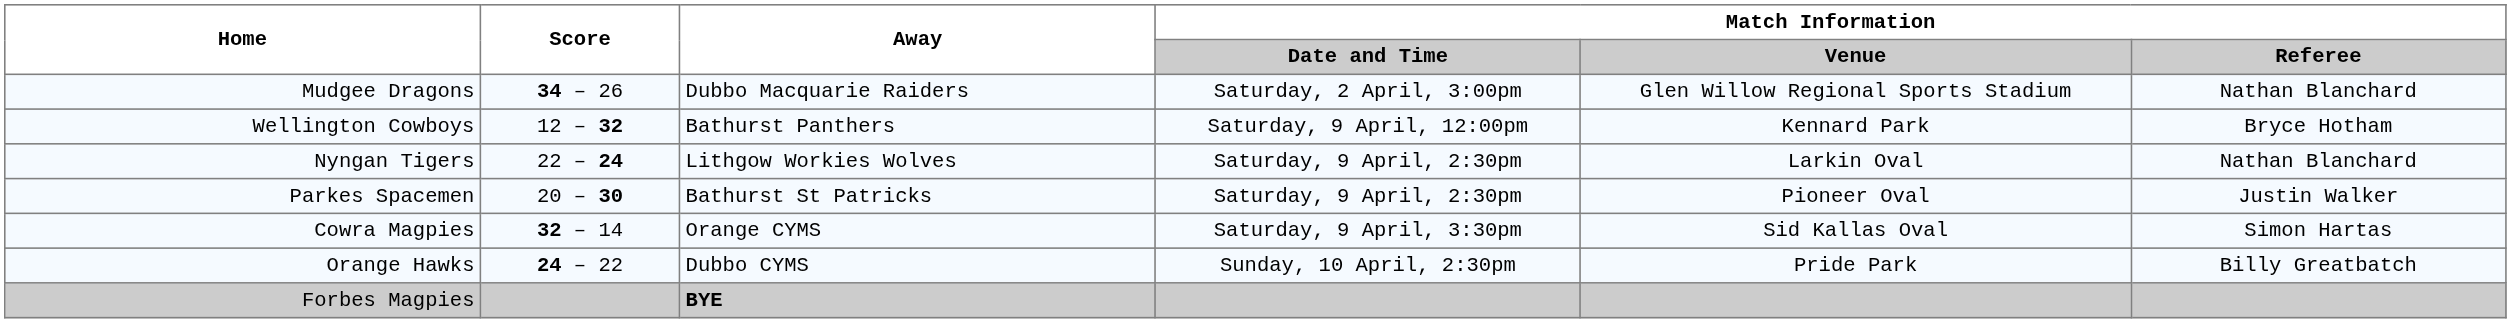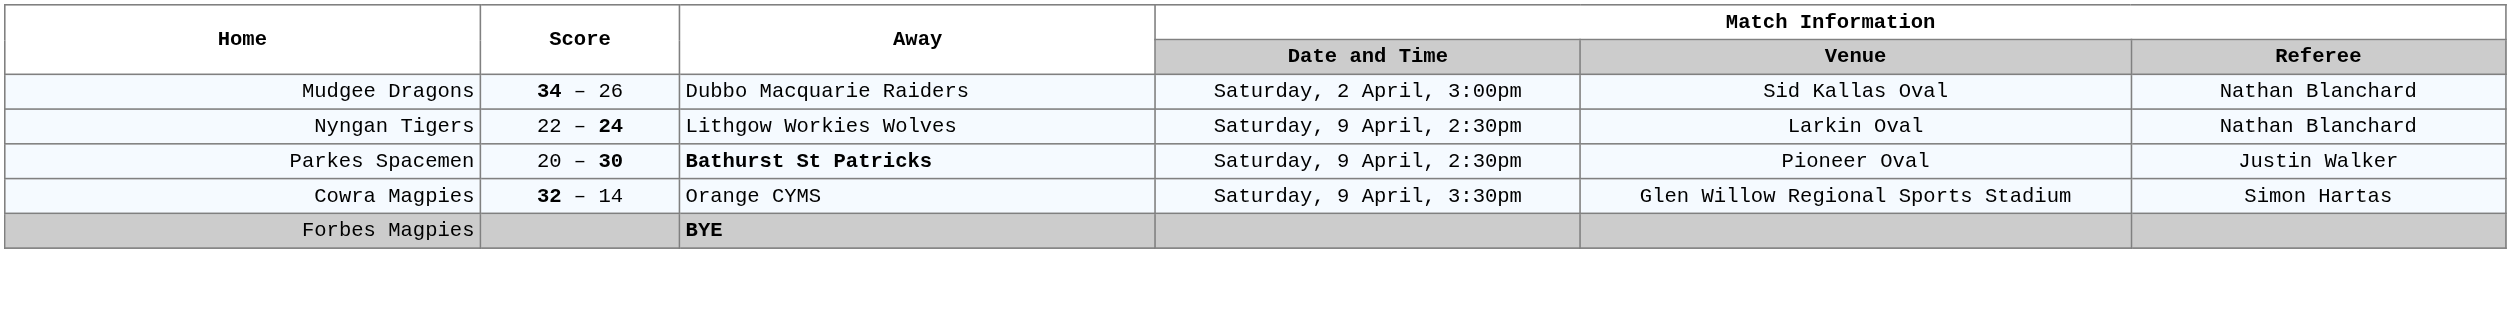(1856, 92) Glen Willow Regional Sports Stadium -> (1856, 92) Sid Kallas Oval
- row: (364, 126)
(809, 196) normal -> (809, 161) bold
(1856, 231) Sid Kallas Oval -> (1856, 196) Glen Willow Regional Sports Stadium
- row: (401, 265)
